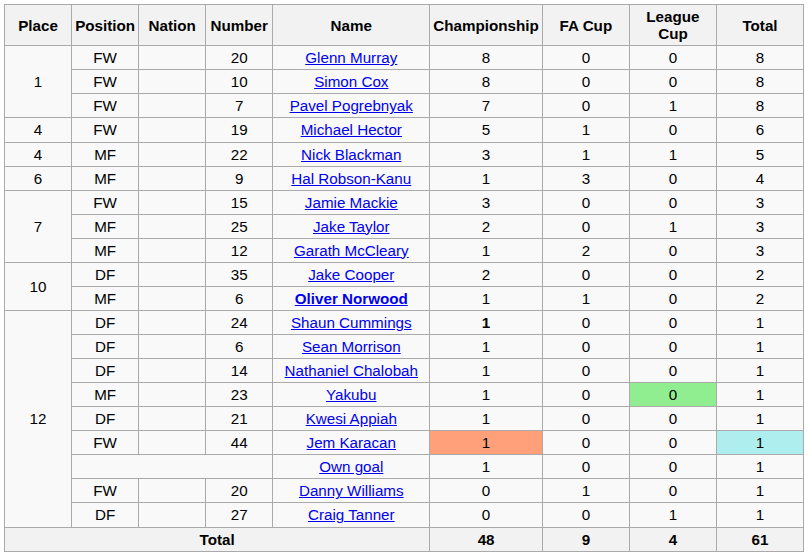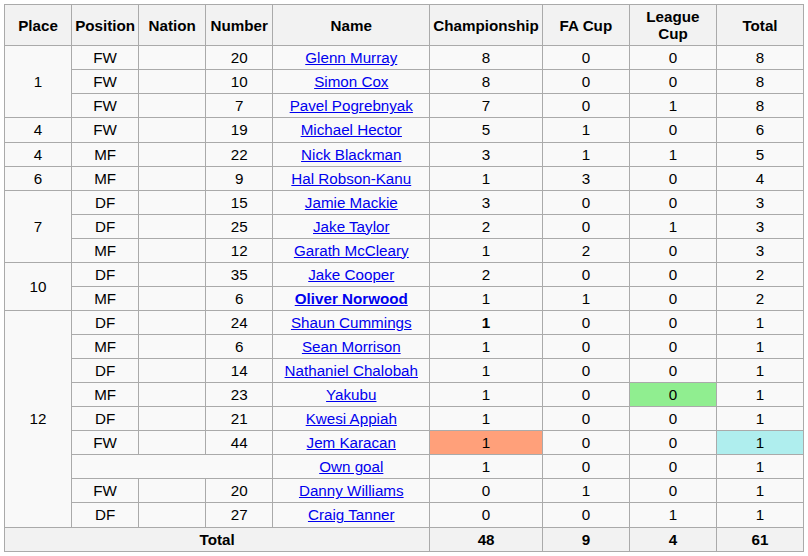(105, 202) FW -> (105, 202) DF
(105, 226) MF -> (105, 226) DF
(105, 347) DF -> (105, 347) MF
